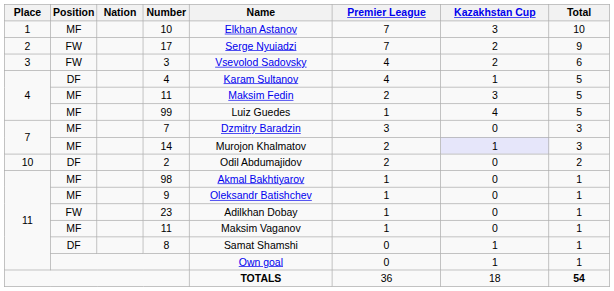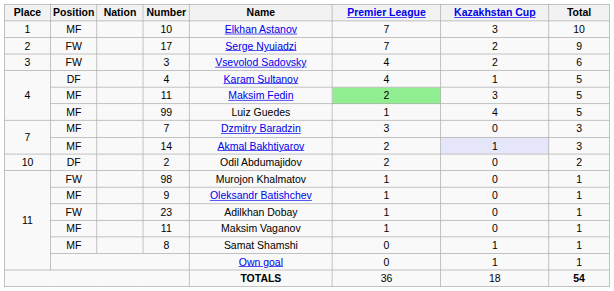(386, 96) no background -> (386, 96) lightgreen background
(261, 146) Murojon Khalmatov -> (261, 146) Akmal Bakhtiyarov
(74, 179) MF -> (74, 179) FW
(261, 179) Akmal Bakhtiyarov -> (261, 179) Murojon Khalmatov
(74, 245) DF -> (74, 245) MF
